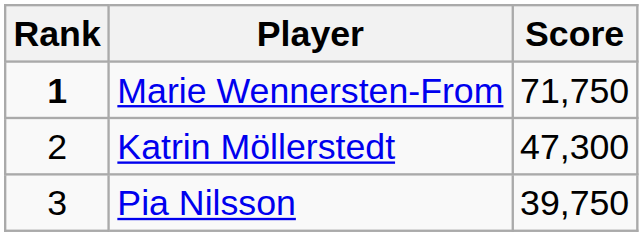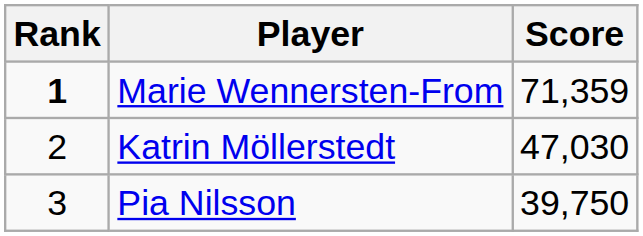(575, 90) 71,750 -> (575, 90) 71,359
(575, 147) 47,300 -> (575, 147) 47,030
